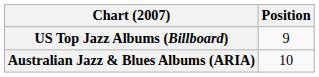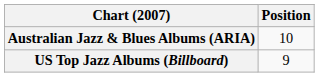rows swapped: (131, 60) <-> (131, 38)
